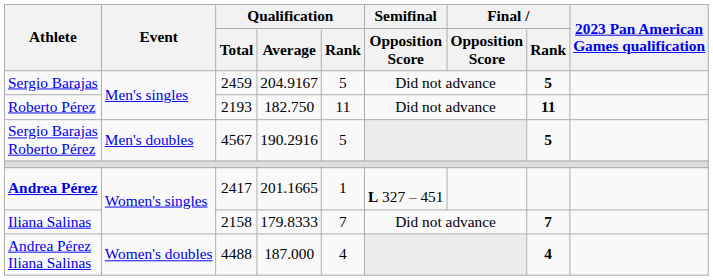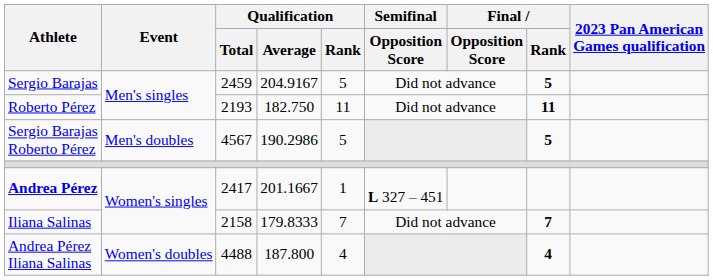(289, 140) 190.2916 -> (289, 140) 190.2986
(289, 188) 201.1665 -> (289, 188) 201.1667
(289, 254) 187.000 -> (289, 254) 187.800
